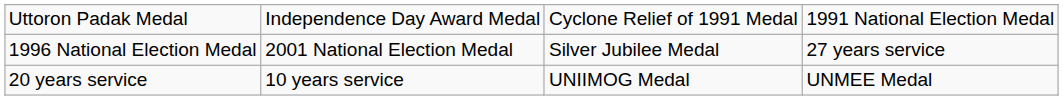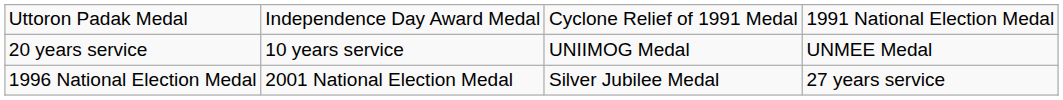rows swapped: (133, 49) <-> (78, 79)
